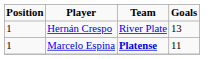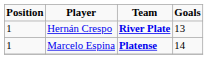(143, 29) normal -> (145, 29) bold
(176, 45) 11 -> (180, 45) 14
